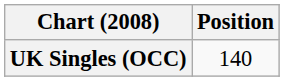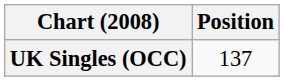(236, 57) 140 -> (236, 57) 137
